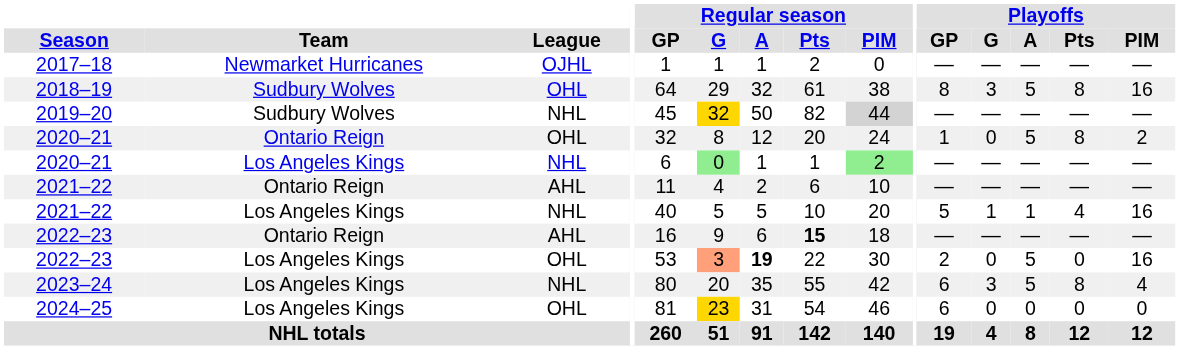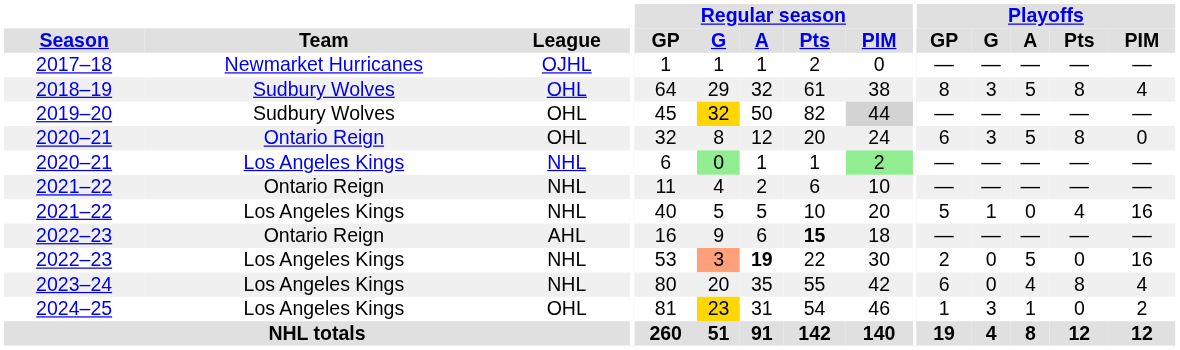(1142, 89) 16 -> (1142, 89) 4
(567, 113) NHL -> (567, 113) OHL
(944, 138) 1 -> (944, 138) 6
(991, 138) 0 -> (991, 138) 3
(1142, 138) 2 -> (1142, 138) 0
(567, 186) AHL -> (567, 186) NHL
(1030, 211) 1 -> (1030, 211) 0
(567, 260) OHL -> (567, 260) NHL
(991, 284) 3 -> (991, 284) 0
(1030, 284) 5 -> (1030, 284) 4
(944, 308) 6 -> (944, 308) 1
(991, 308) 0 -> (991, 308) 3
(1030, 308) 0 -> (1030, 308) 1
(1142, 308) 0 -> (1142, 308) 2
